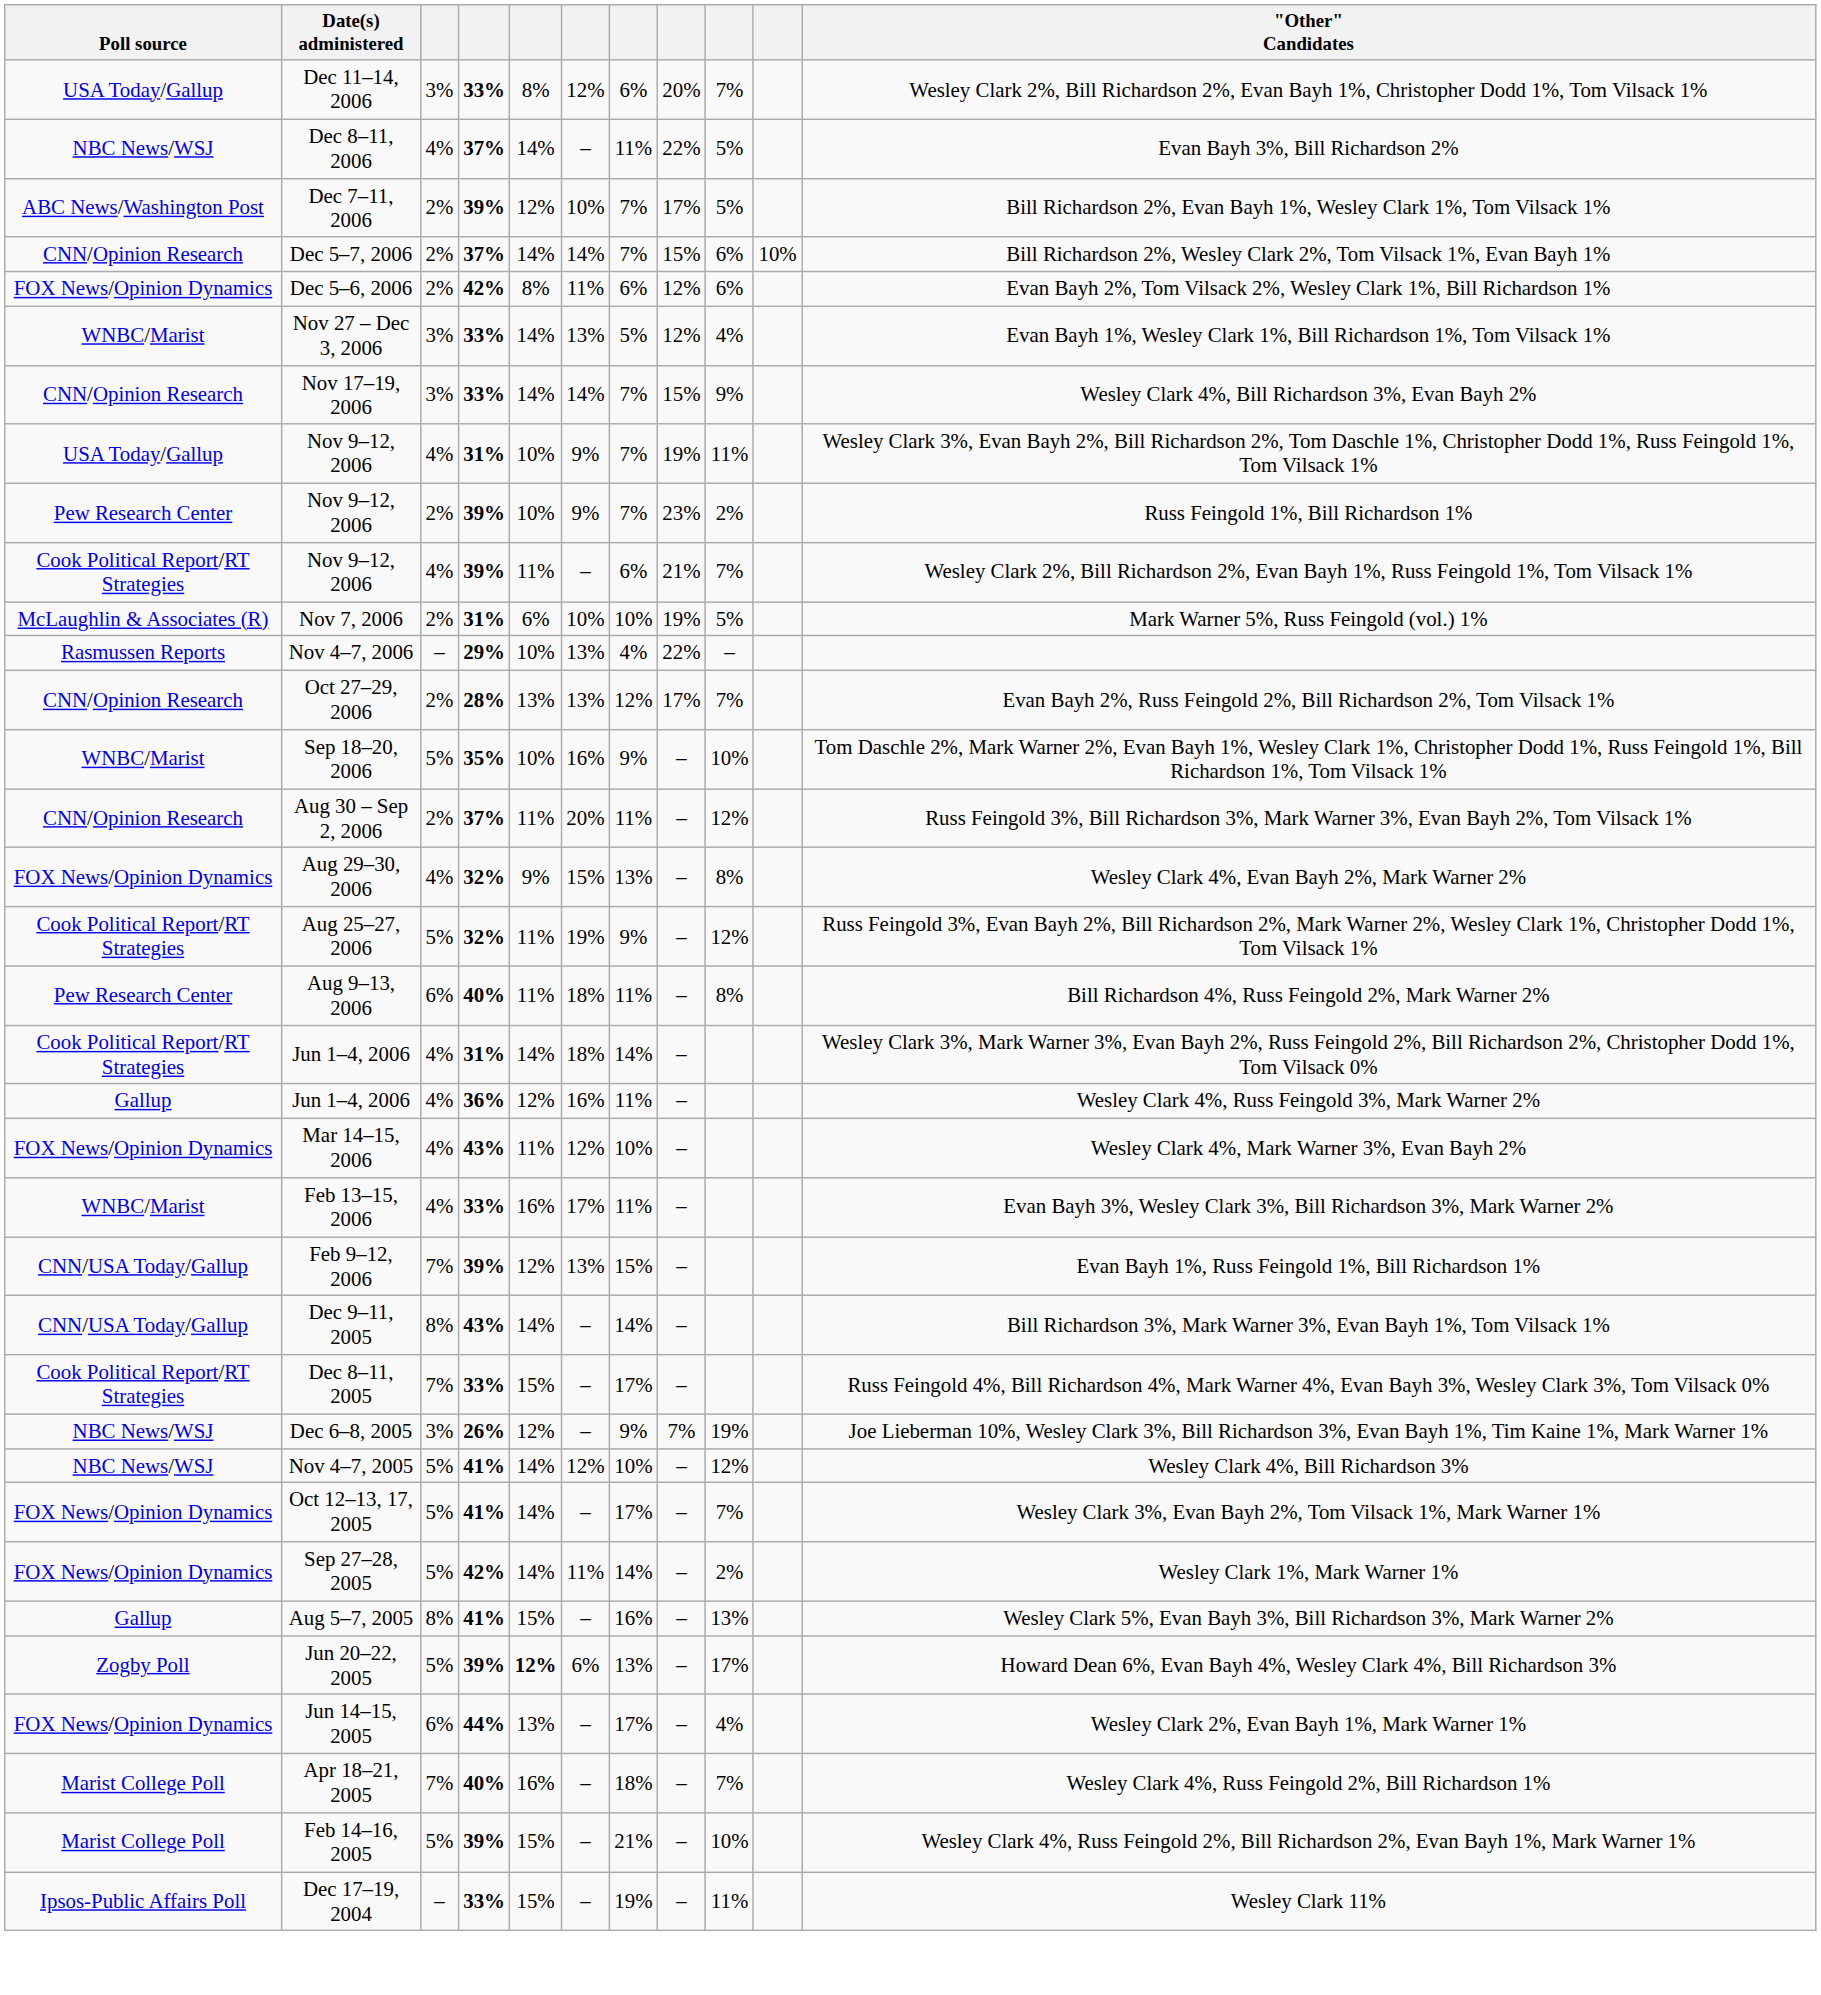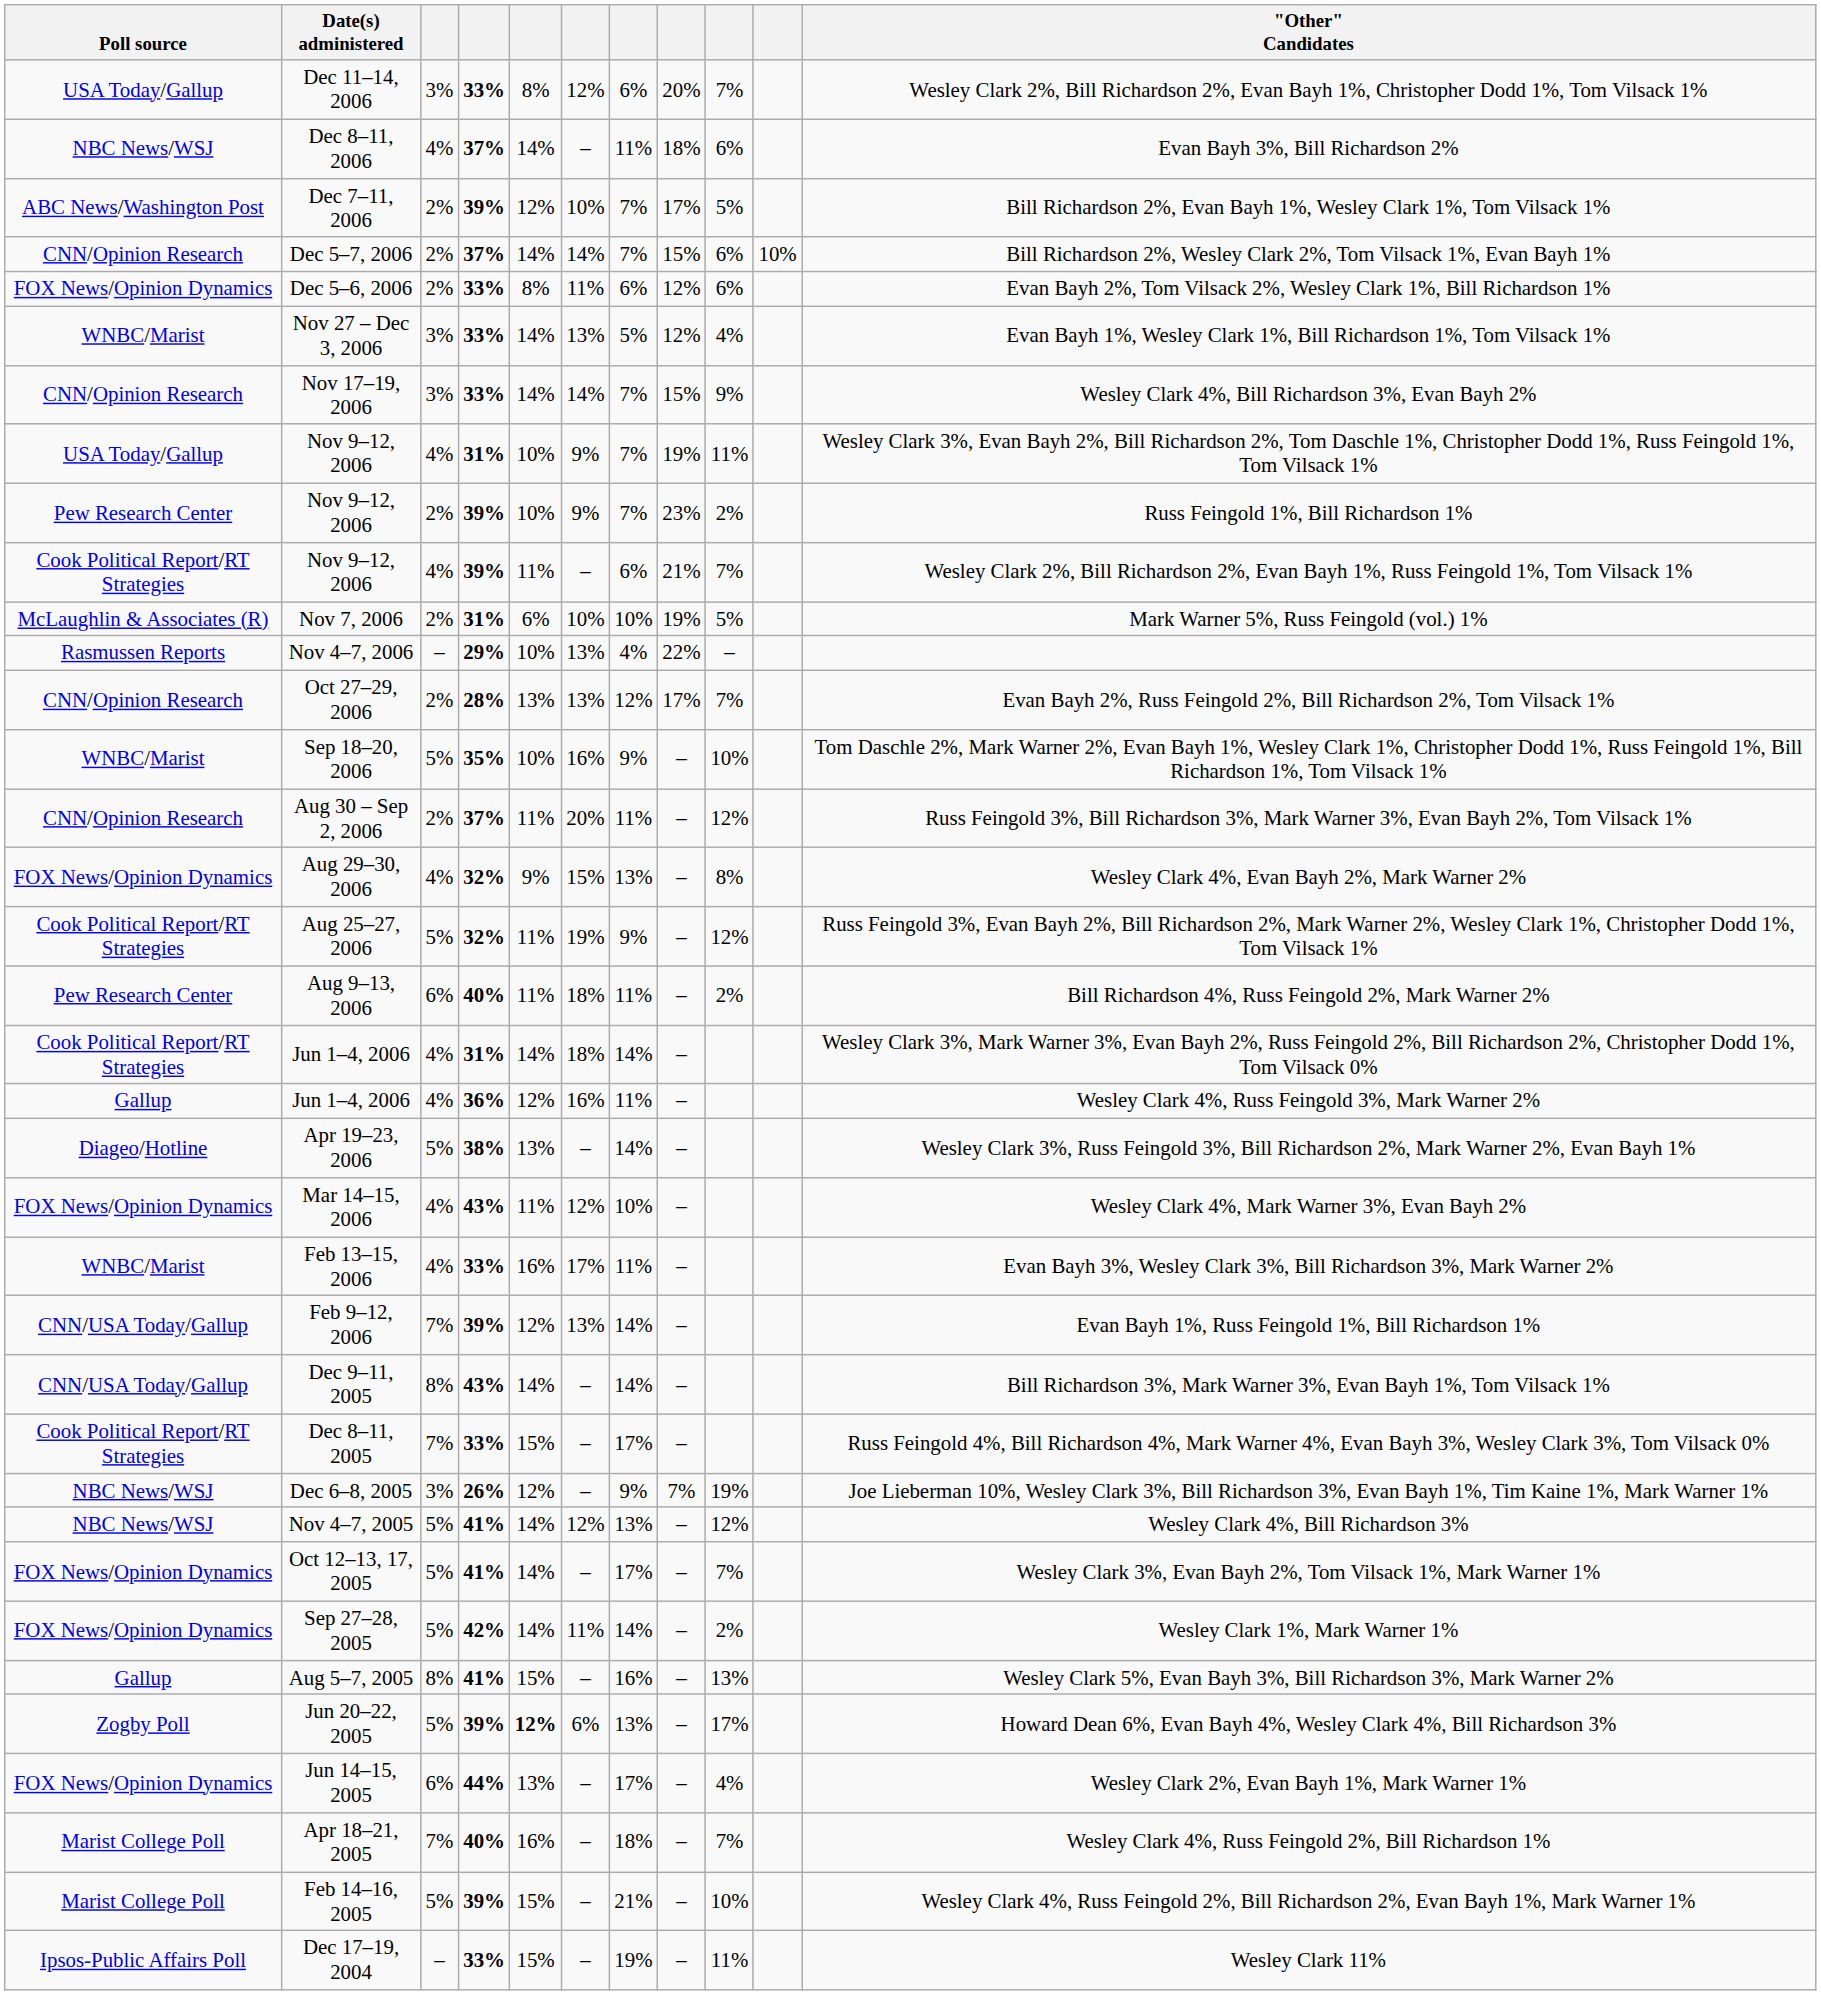(682, 148) 22% -> (682, 148) 18%
(730, 148) 5% -> (730, 148) 6%
(484, 289) 42% -> (484, 289) 33%
(730, 995) 8% -> (730, 995) 2%
+ row: (143, 1148)
(633, 1266) 15% -> (633, 1325) 14%
(633, 1465) 10% -> (633, 1524) 13%
